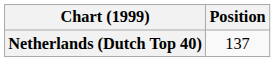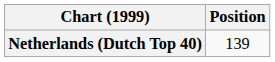(238, 43) 137 -> (238, 43) 139
